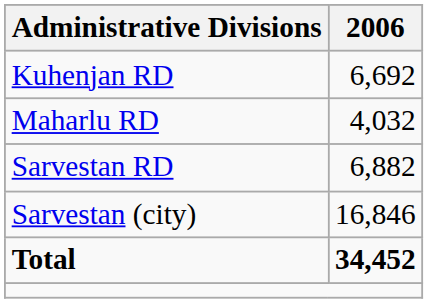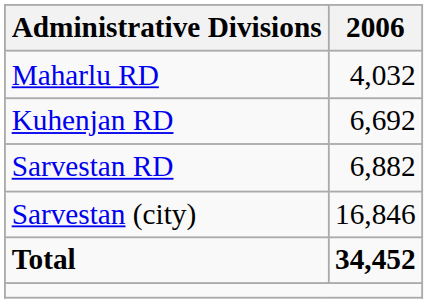rows swapped: (93, 74) <-> (85, 120)
